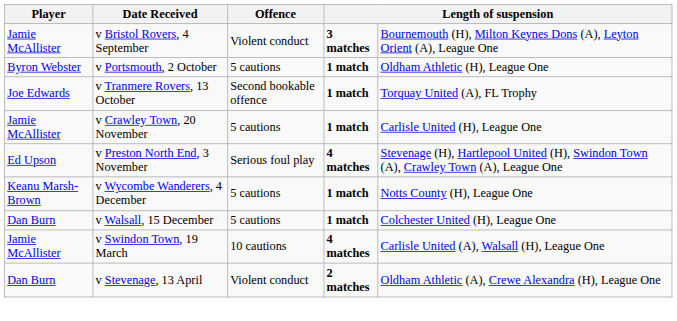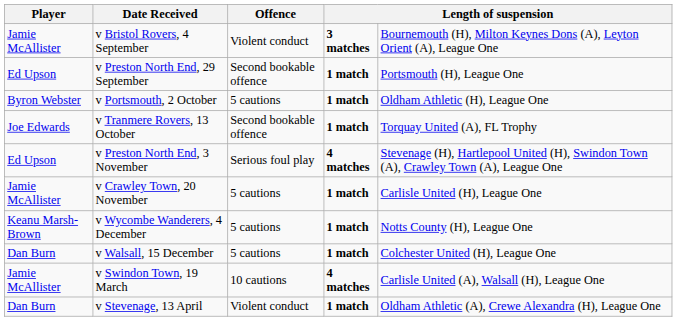+ row: (155, 74)
rows swapped: (152, 160) <-> (146, 127)
(348, 280) 2 matches -> (348, 306) 1 match
